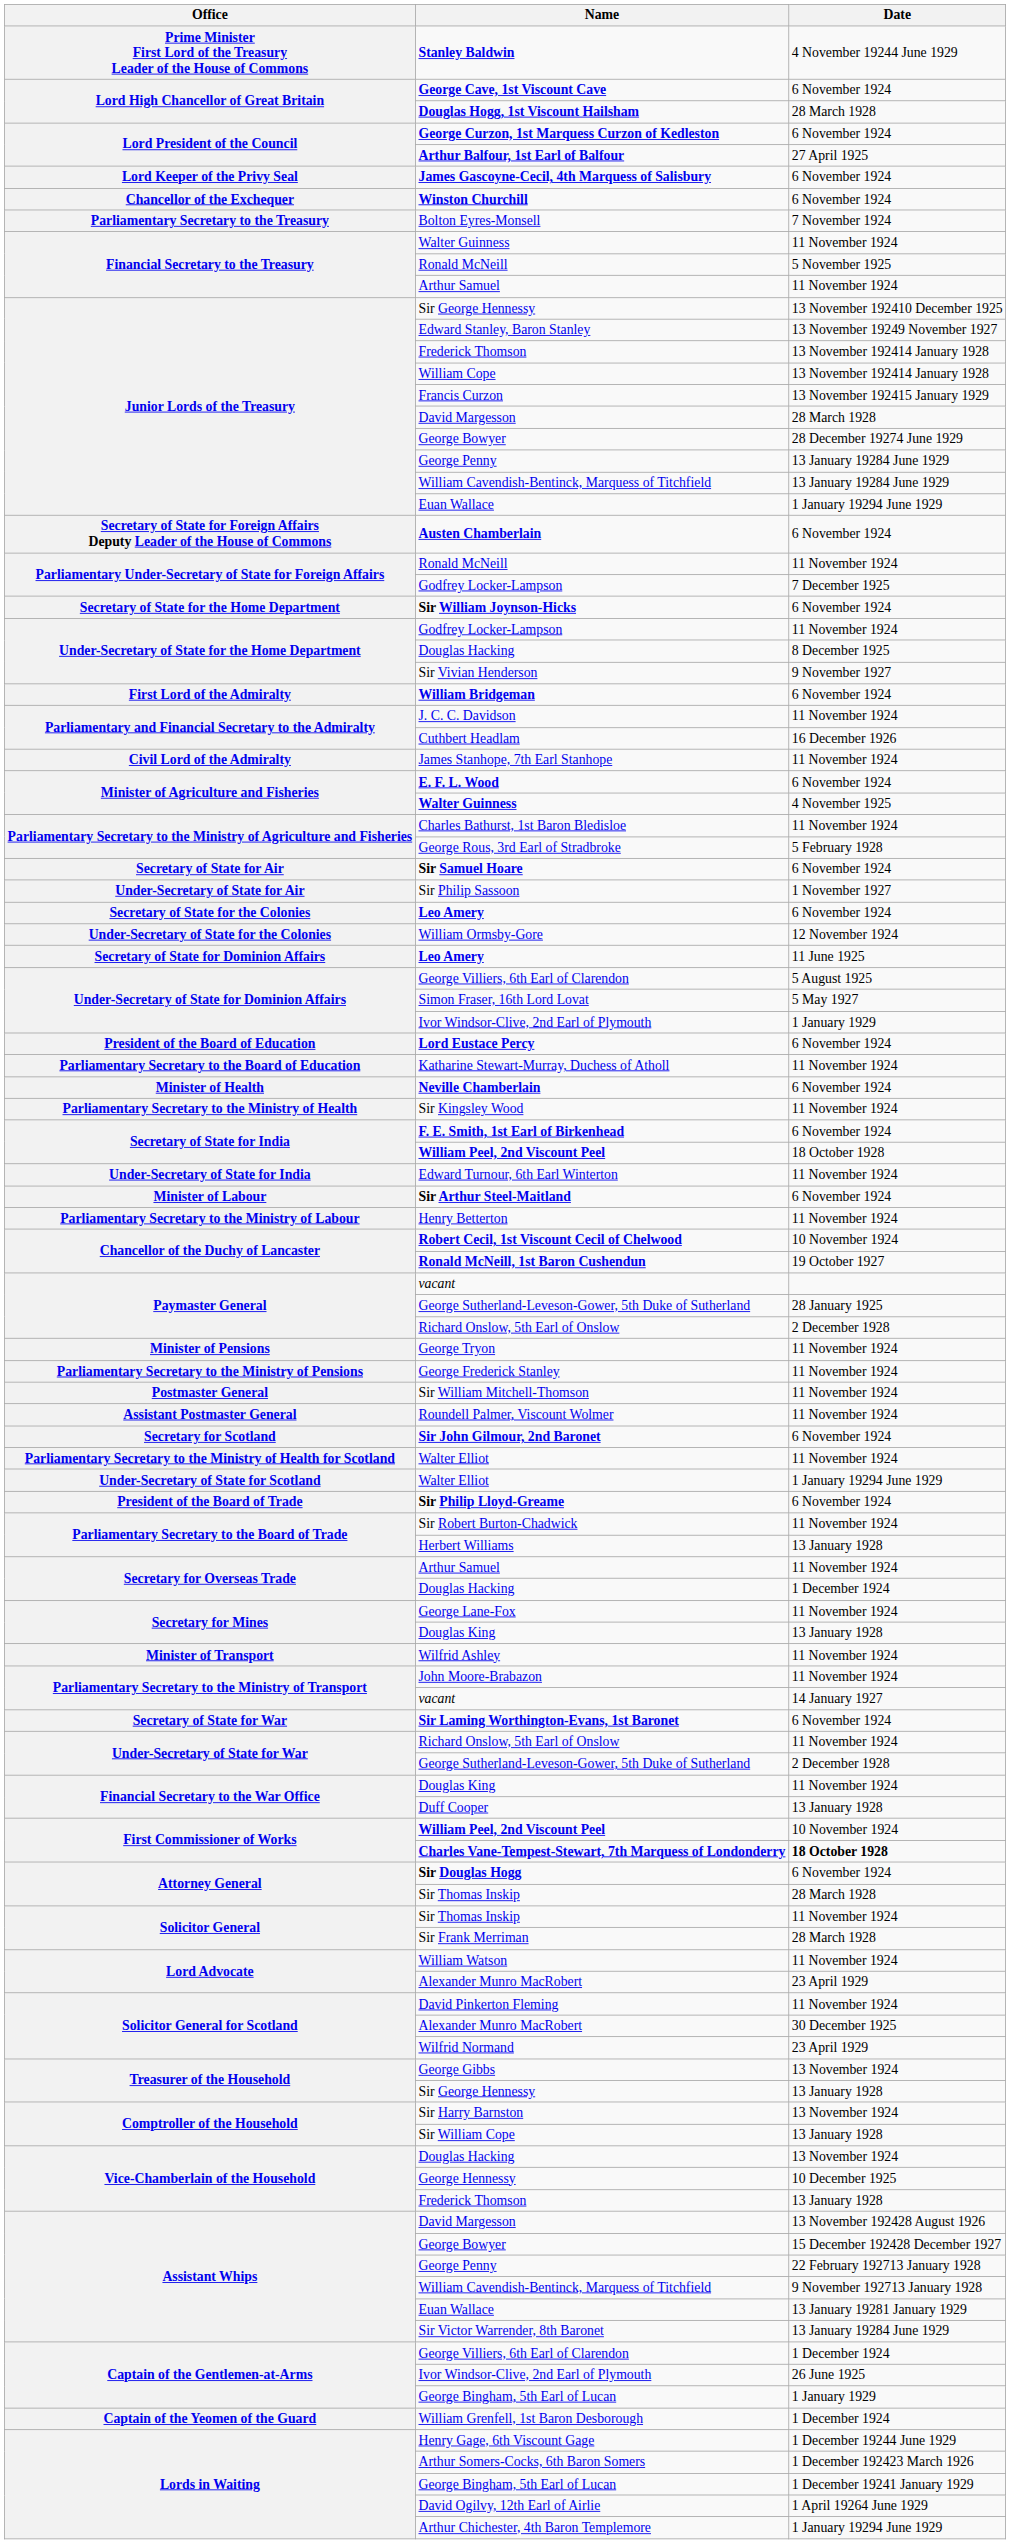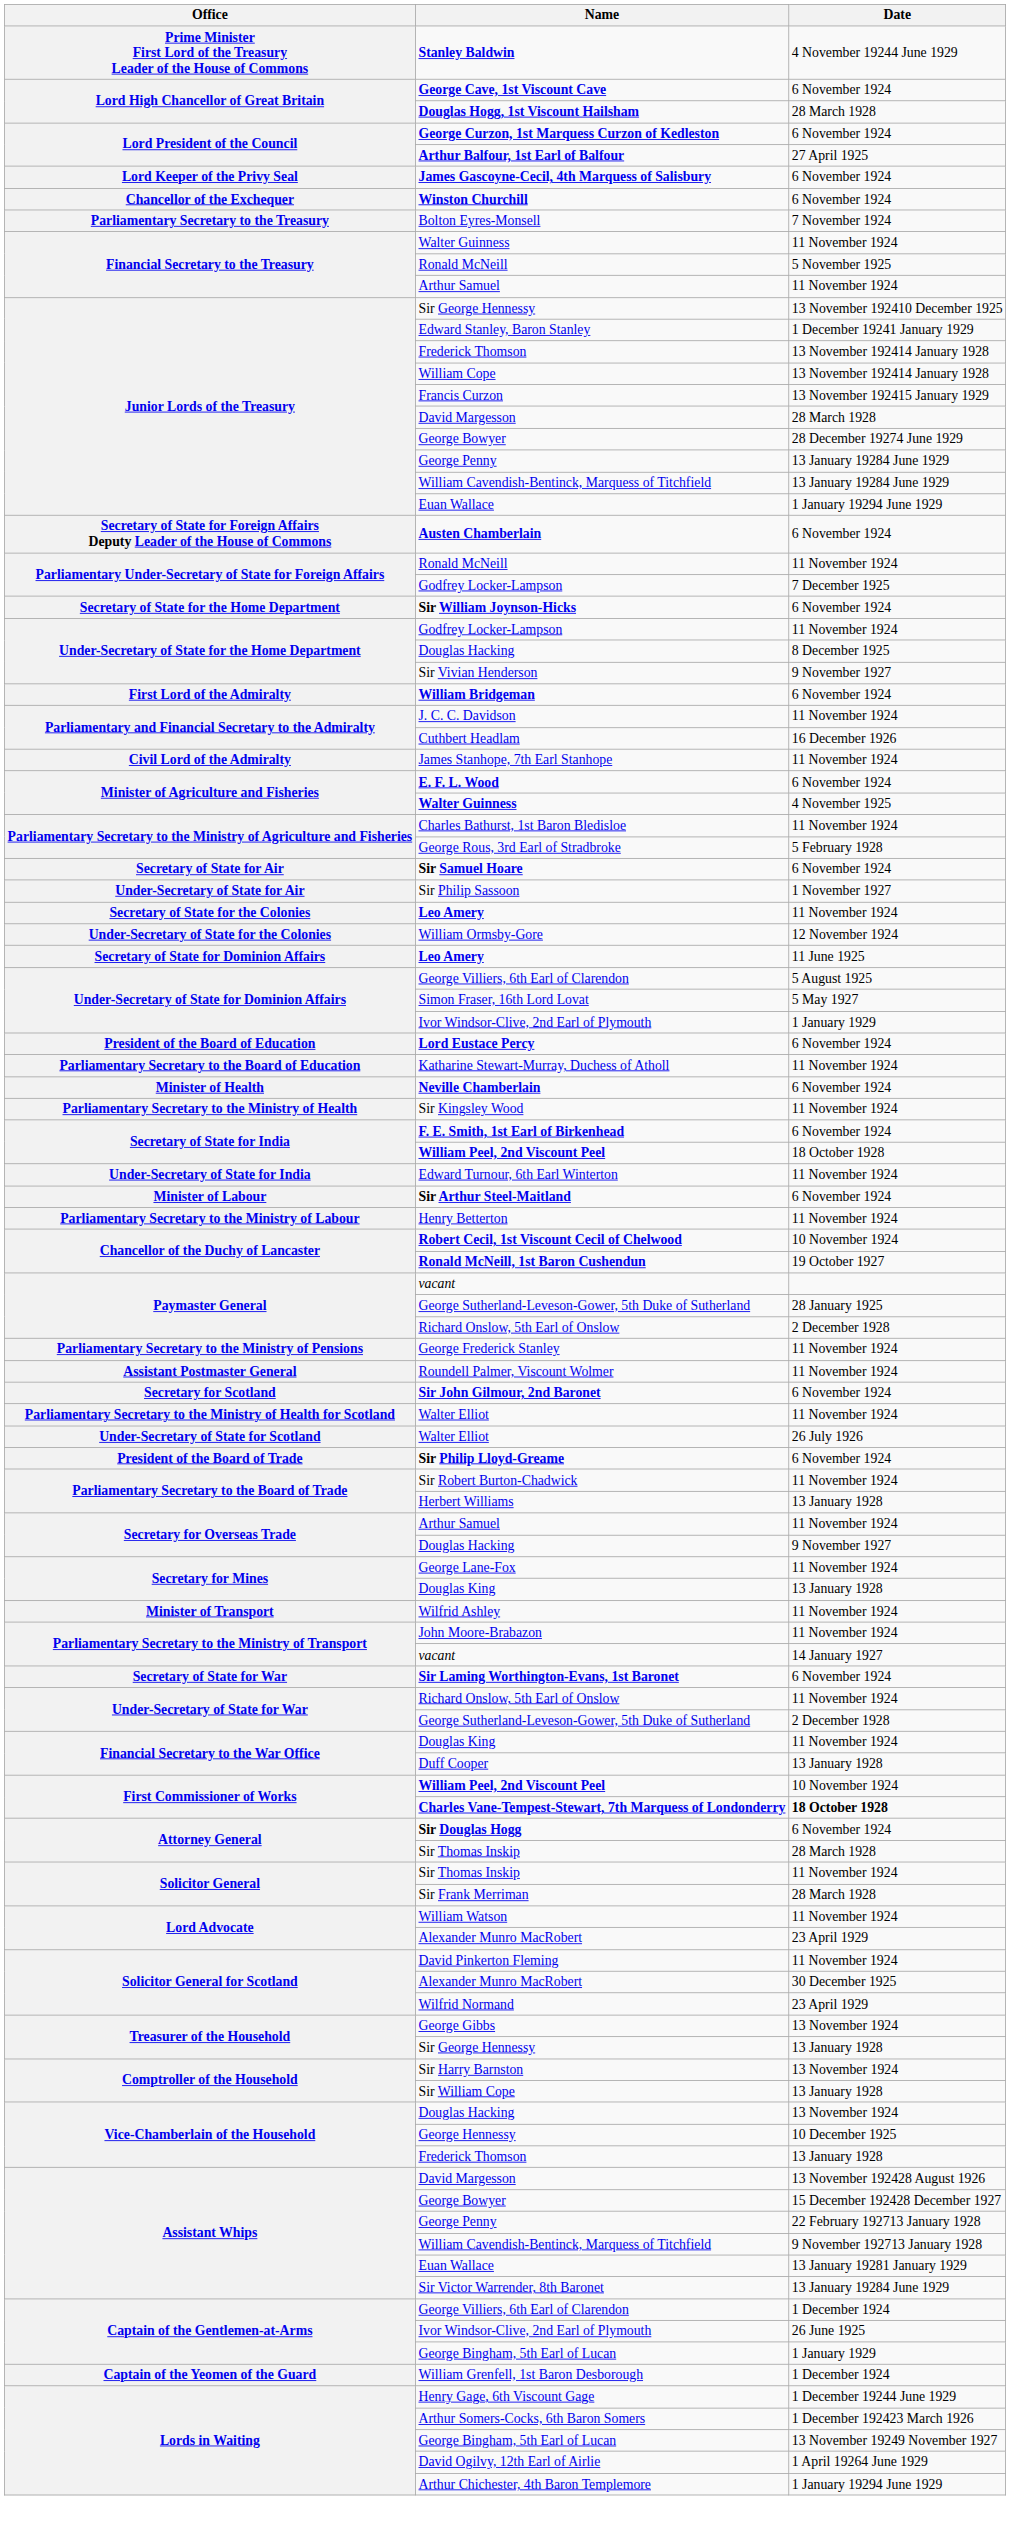(895, 330) 13 November 19249 November 1927 -> (883, 330) 1 December 19241 January 1929
(841, 912) 6 November 1924 -> (845, 912) 11 November 1924
- row: (210, 1349)
- row: (210, 1393)
(867, 1480) 1 January 19294 June 1929 -> (827, 1436) 26 July 1926
(841, 1589) 1 December 1924 -> (841, 1545) 9 November 1927
(883, 2484) 1 December 19241 January 1929 -> (895, 2440) 13 November 19249 November 1927
